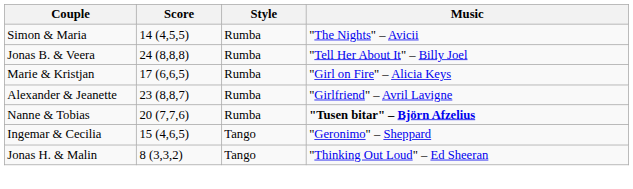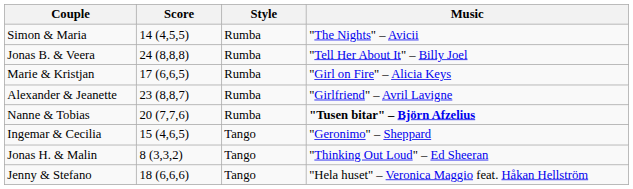+ row: (49, 174)
